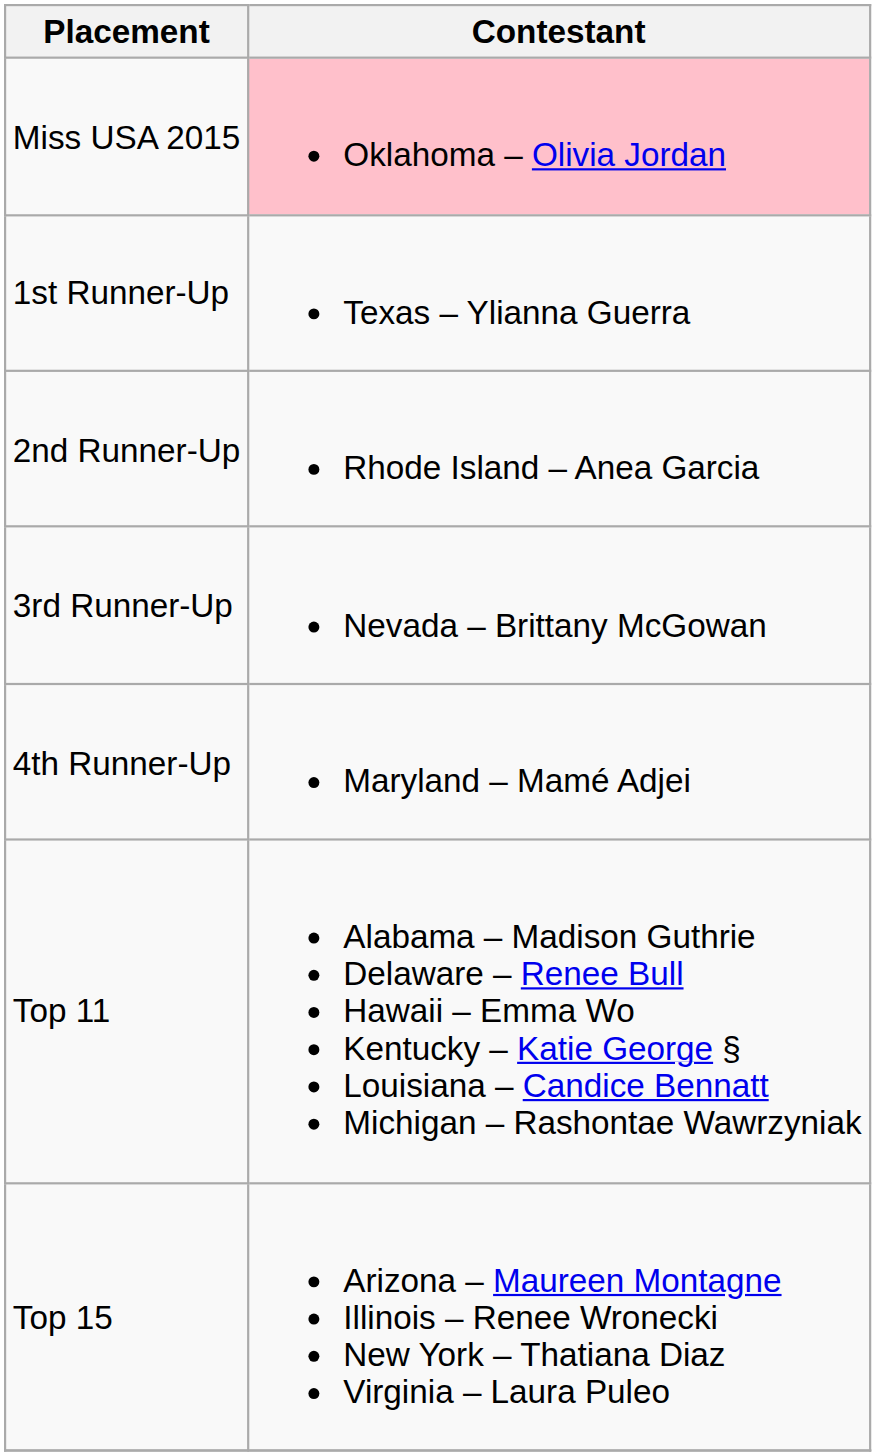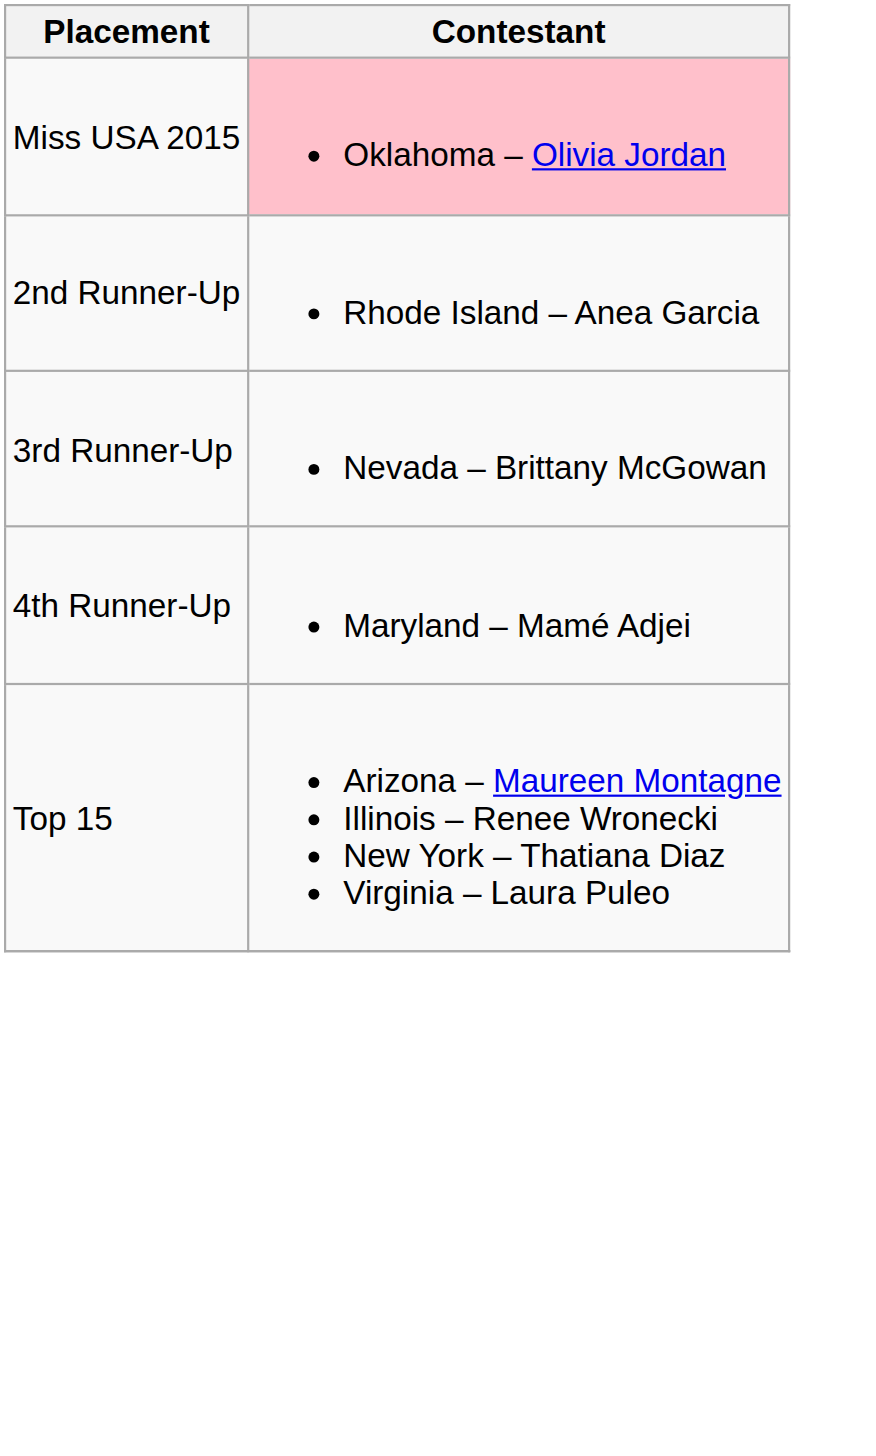- row: (121, 293)
- row: (62, 1012)
